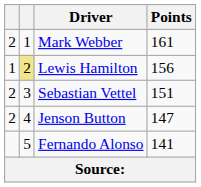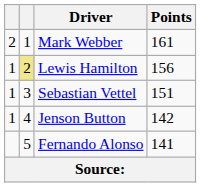(12, 92) 2 -> (12, 92) 1
(12, 118) 2 -> (12, 118) 1
(162, 118) 147 -> (162, 118) 142
